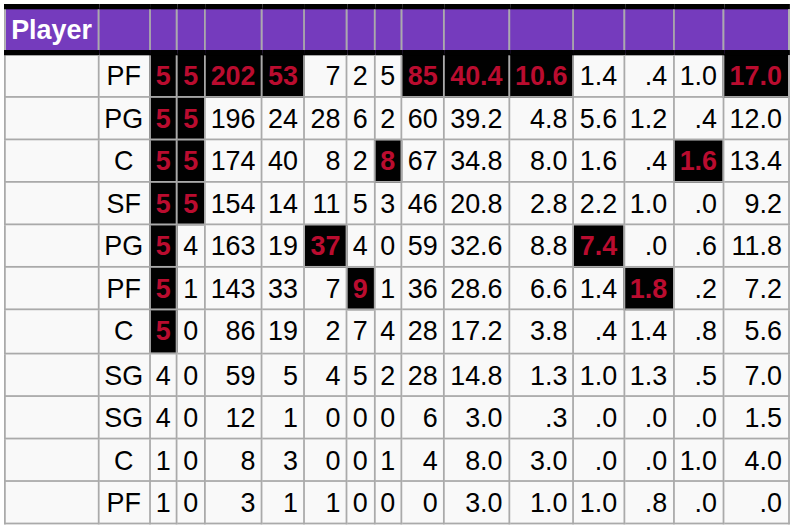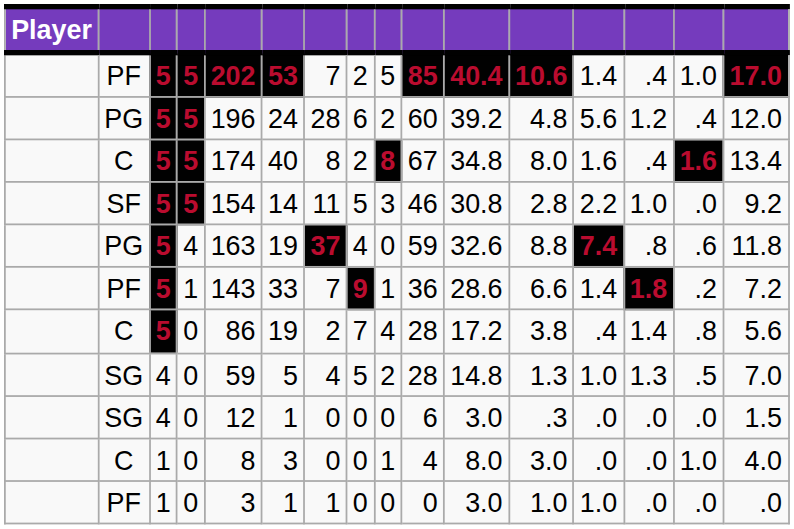(476, 204) 20.8 -> (476, 204) 30.8
(656, 246) .0 -> (656, 246) .8
(656, 502) .8 -> (656, 502) .0
